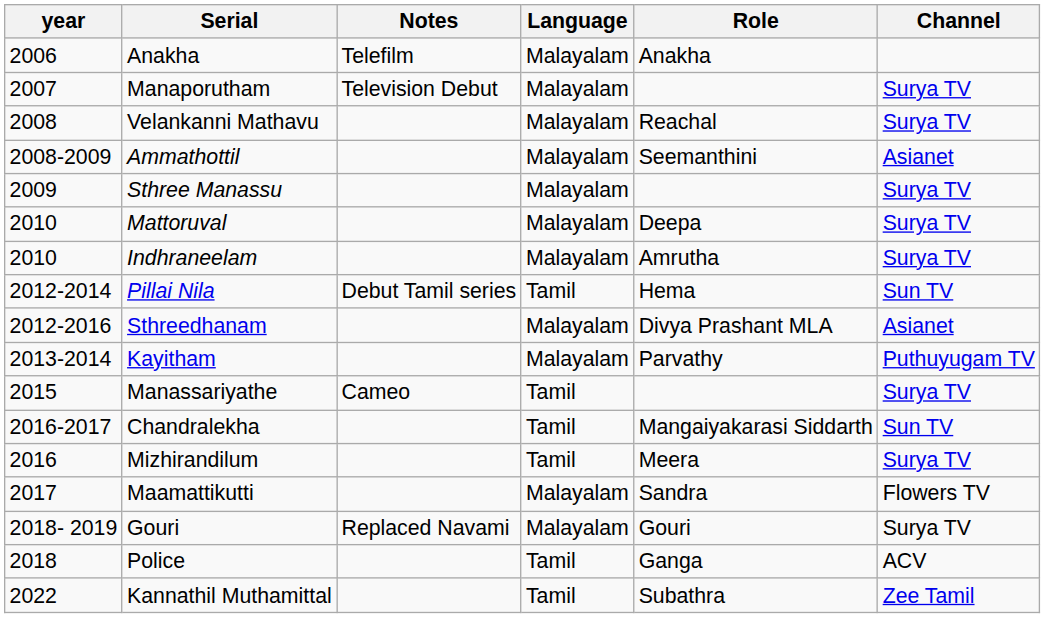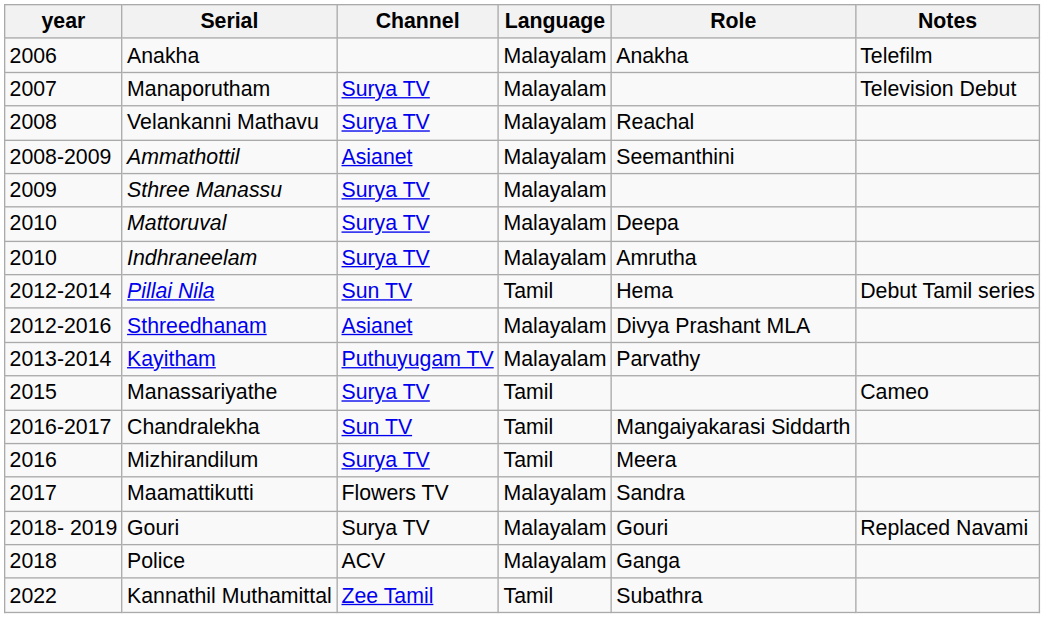columns swapped: (959, 21) <-> (429, 21)
(551, 561) Tamil -> (555, 561) Malayalam
